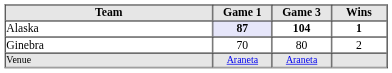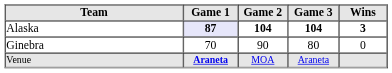+ column: (263, 12)
(359, 28) 1 -> (363, 28) 3
(359, 45) 2 -> (363, 45) 0
(242, 60) normal -> (211, 60) bold
